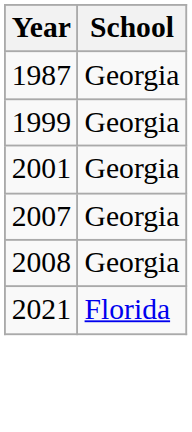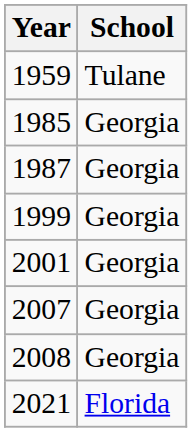+ row: (41, 74)
+ row: (41, 121)
